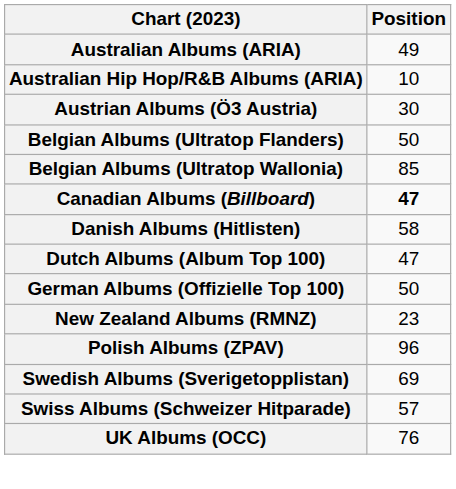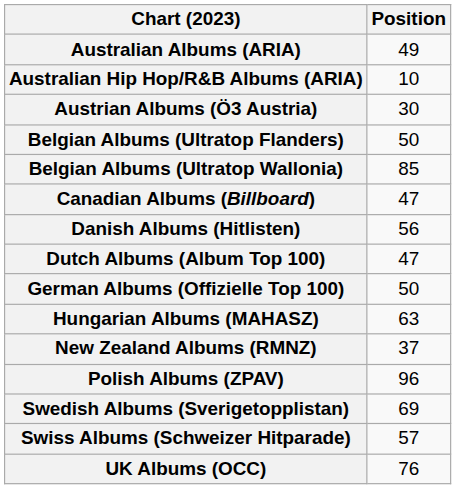(409, 199) bold -> (409, 199) normal
(409, 229) 58 -> (409, 229) 56
+ row: (186, 318)
(409, 318) 23 -> (409, 348) 37
